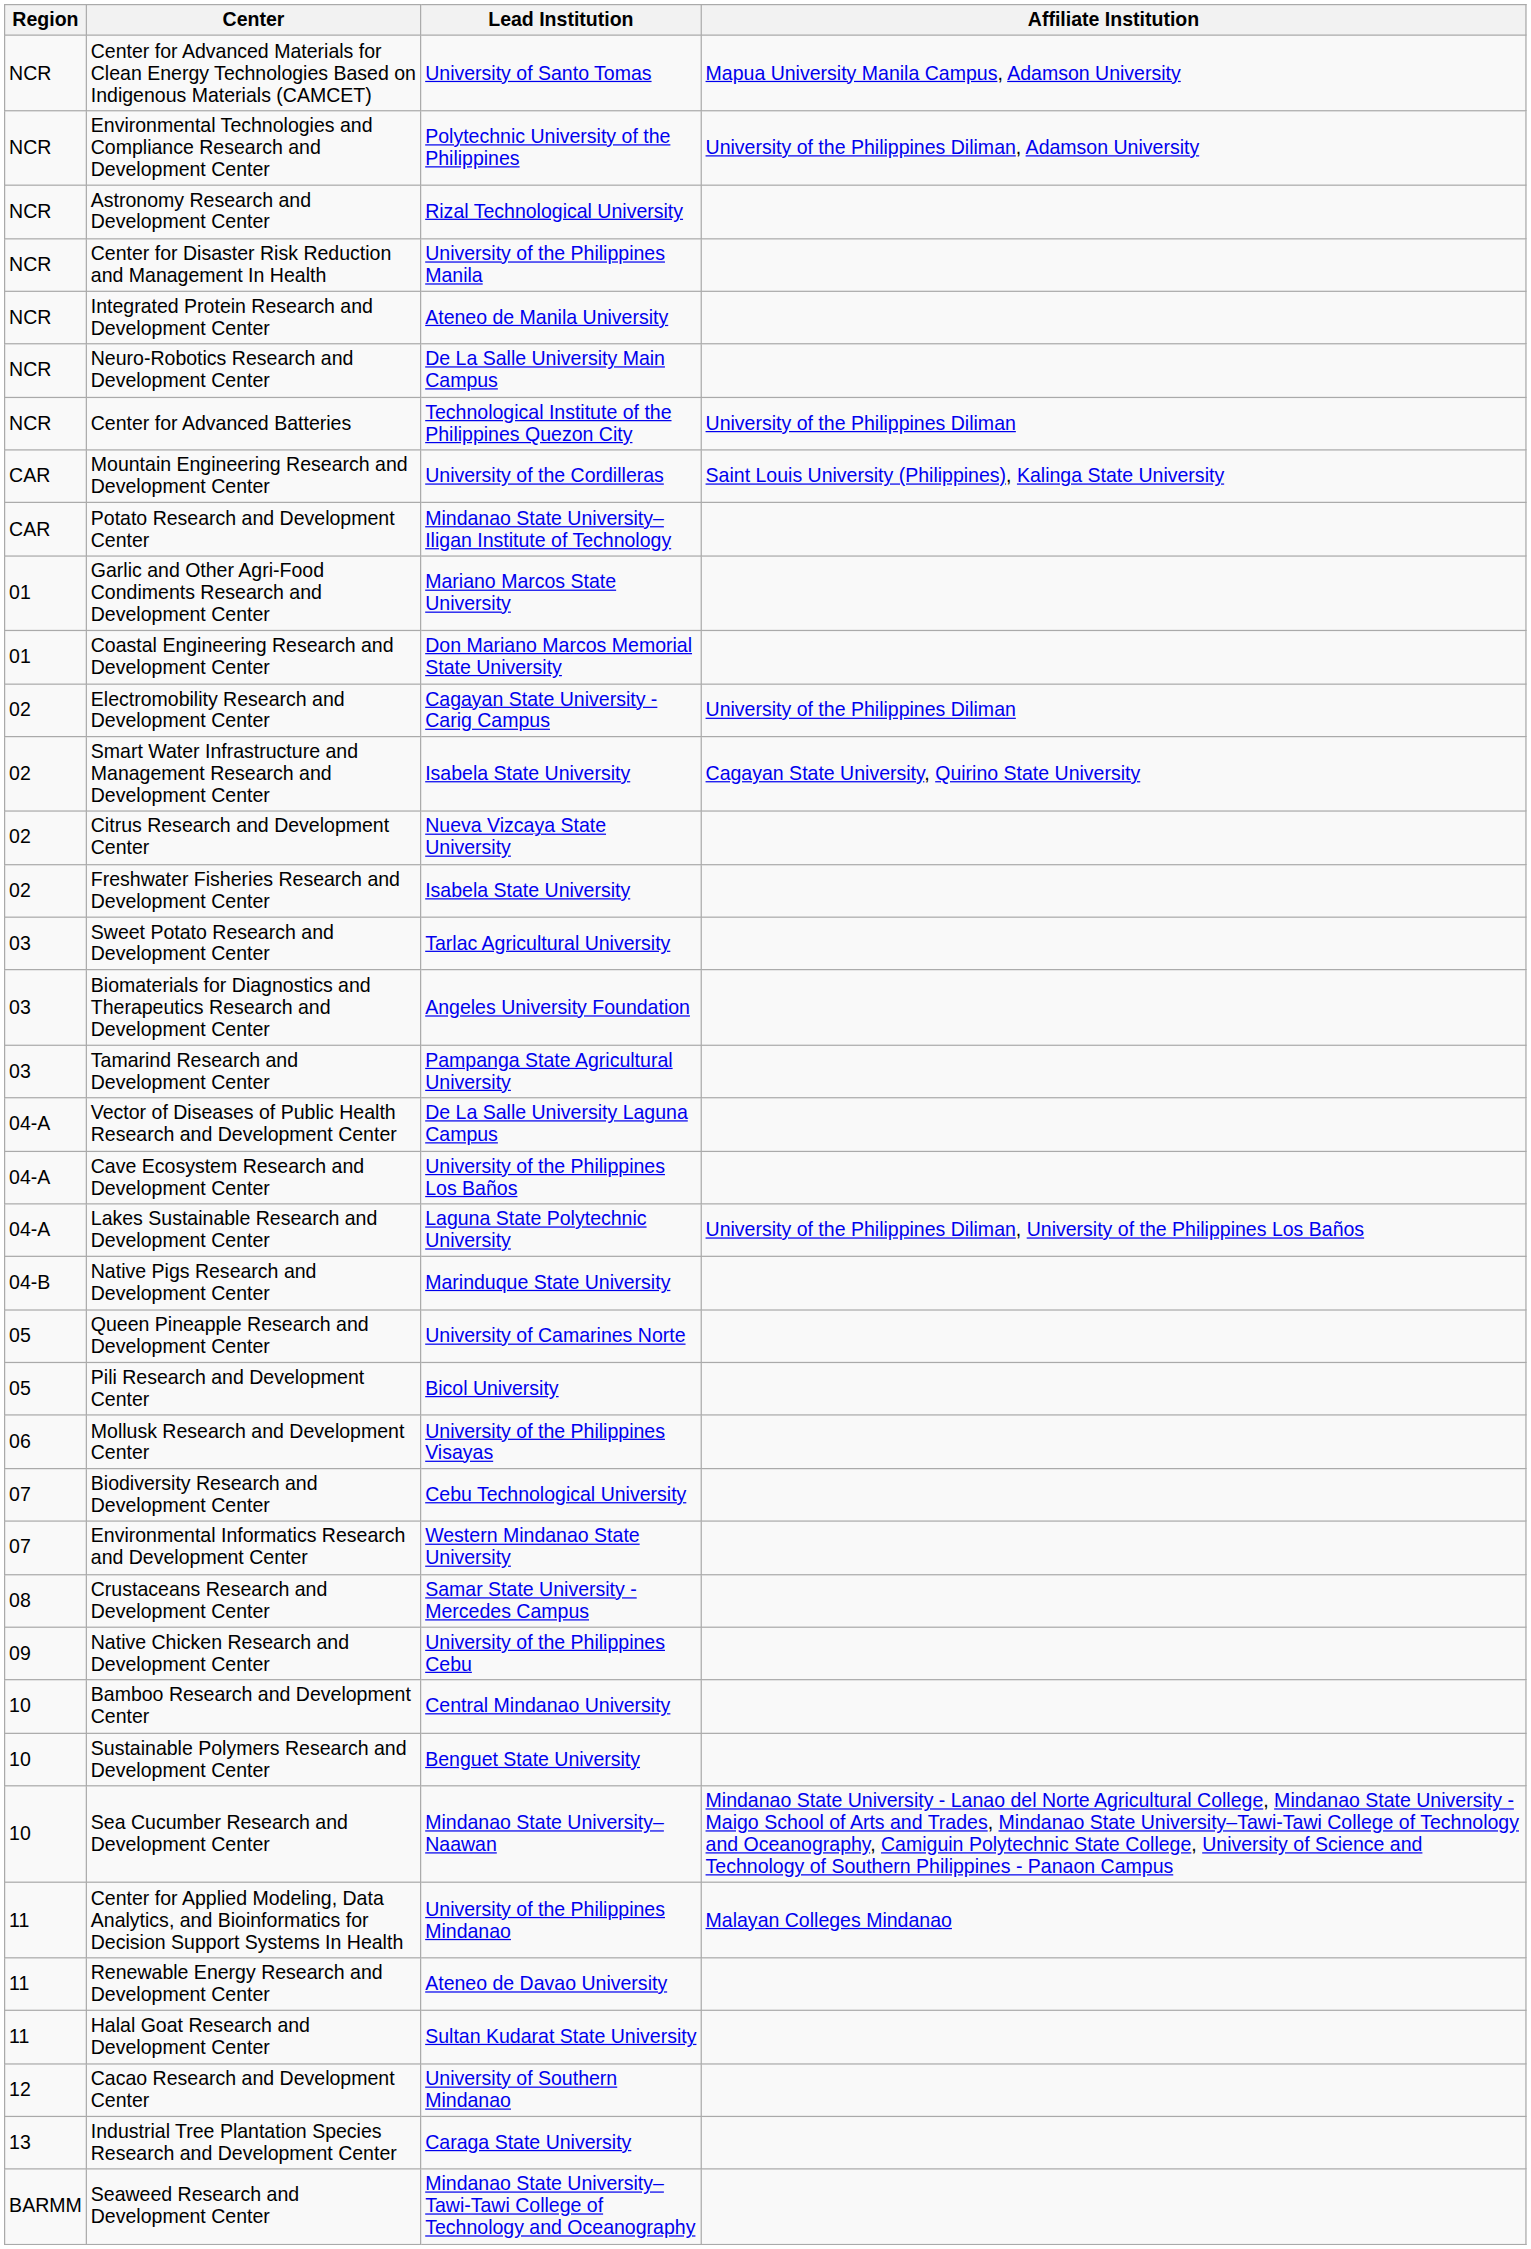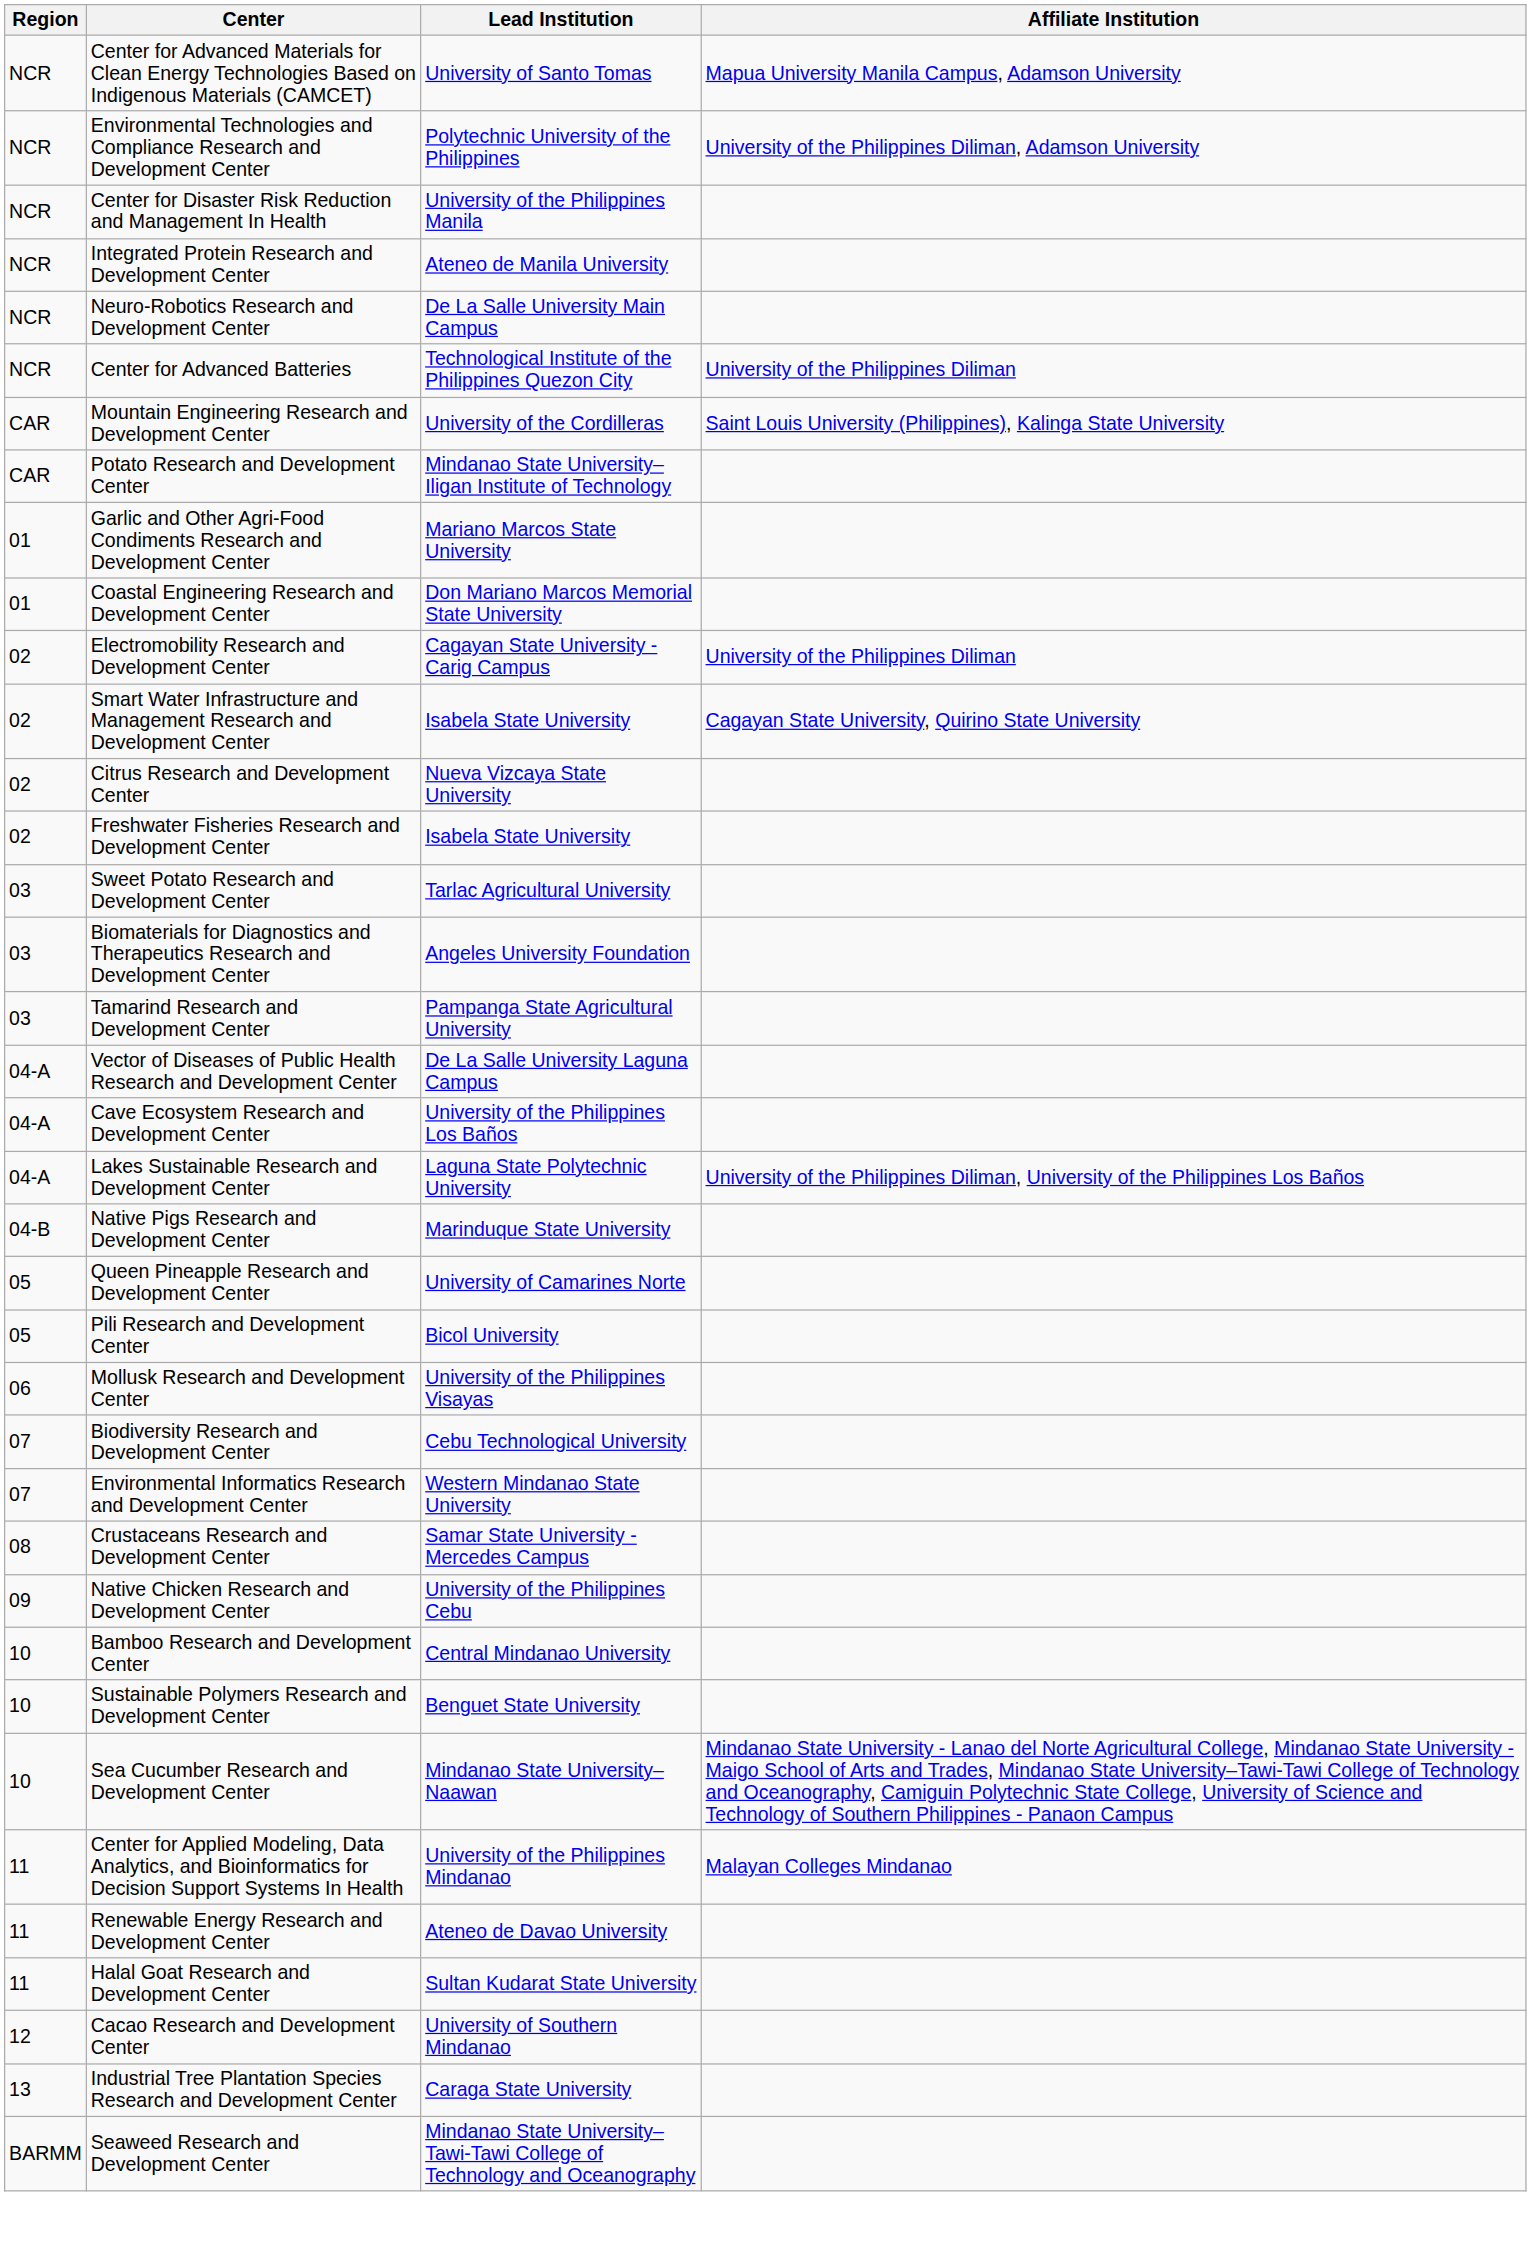- row: (201, 211)
